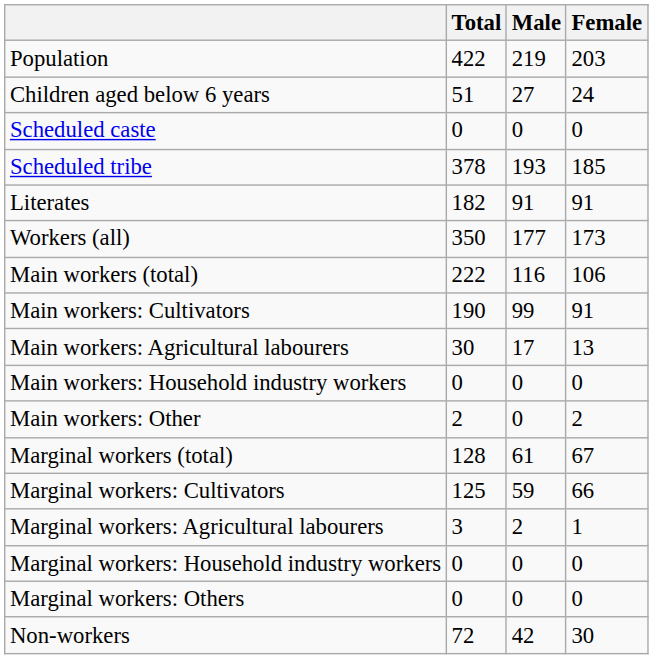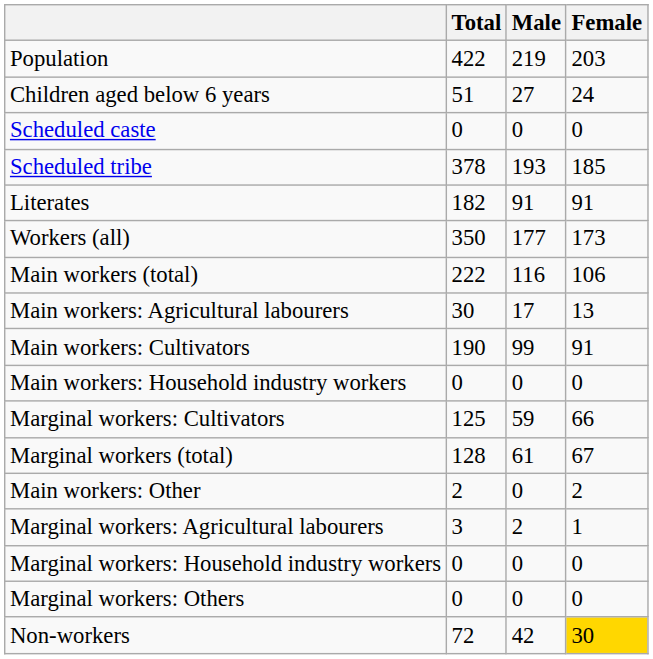rows swapped: (130, 310) <-> (179, 346)
rows swapped: (105, 418) <-> (147, 490)
(583, 635) no background -> (583, 635) gold background
